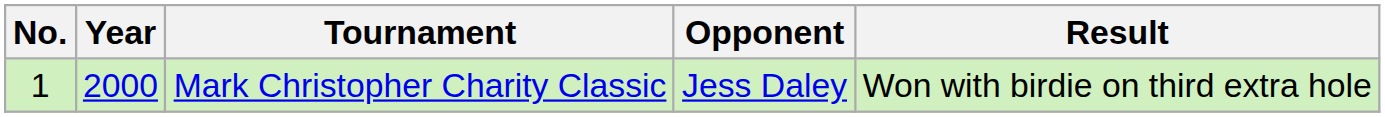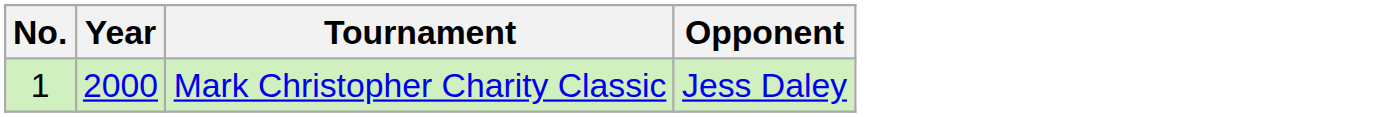- column: (1117, 32)
